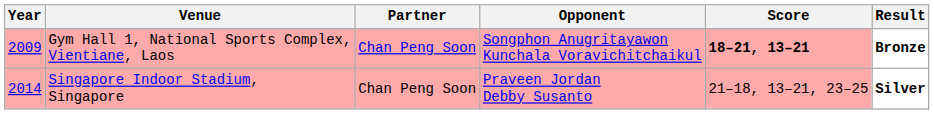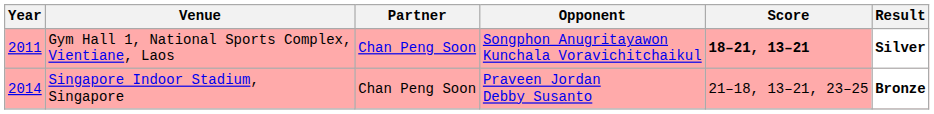(25, 48) 2009 -> (25, 48) 2011
(900, 48) Bronze -> (900, 48) Silver
(900, 88) Silver -> (900, 88) Bronze
